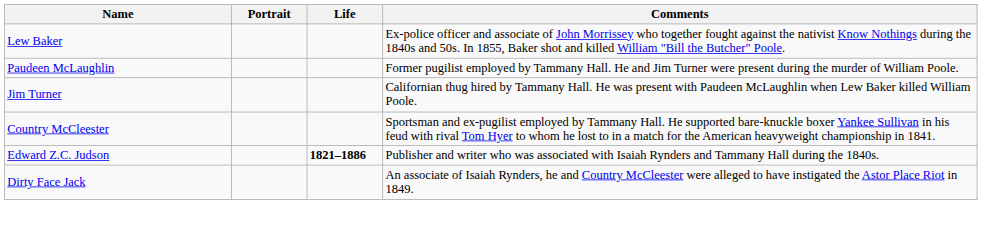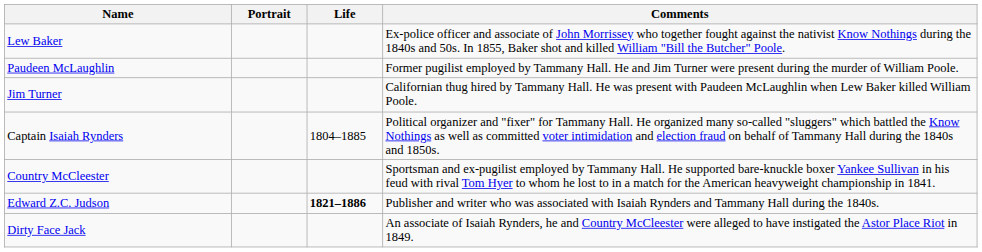+ row: (65, 135)
